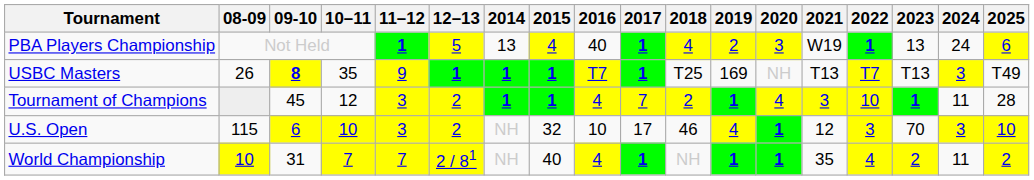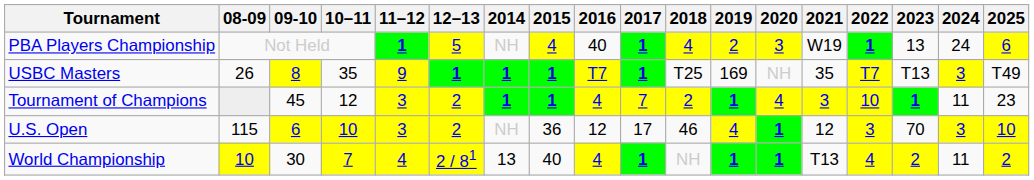(506, 46) 13 -> (506, 46) NH
(296, 73) bold -> (296, 73) normal
(824, 73) T13 -> (824, 73) 35
(1006, 101) 28 -> (1006, 101) 23
(552, 129) 32 -> (552, 129) 36
(597, 129) 10 -> (597, 129) 12
(296, 159) 31 -> (296, 159) 30
(402, 159) 7 -> (402, 159) 4
(506, 159) NH -> (506, 159) 13
(824, 159) 35 -> (824, 159) T13
